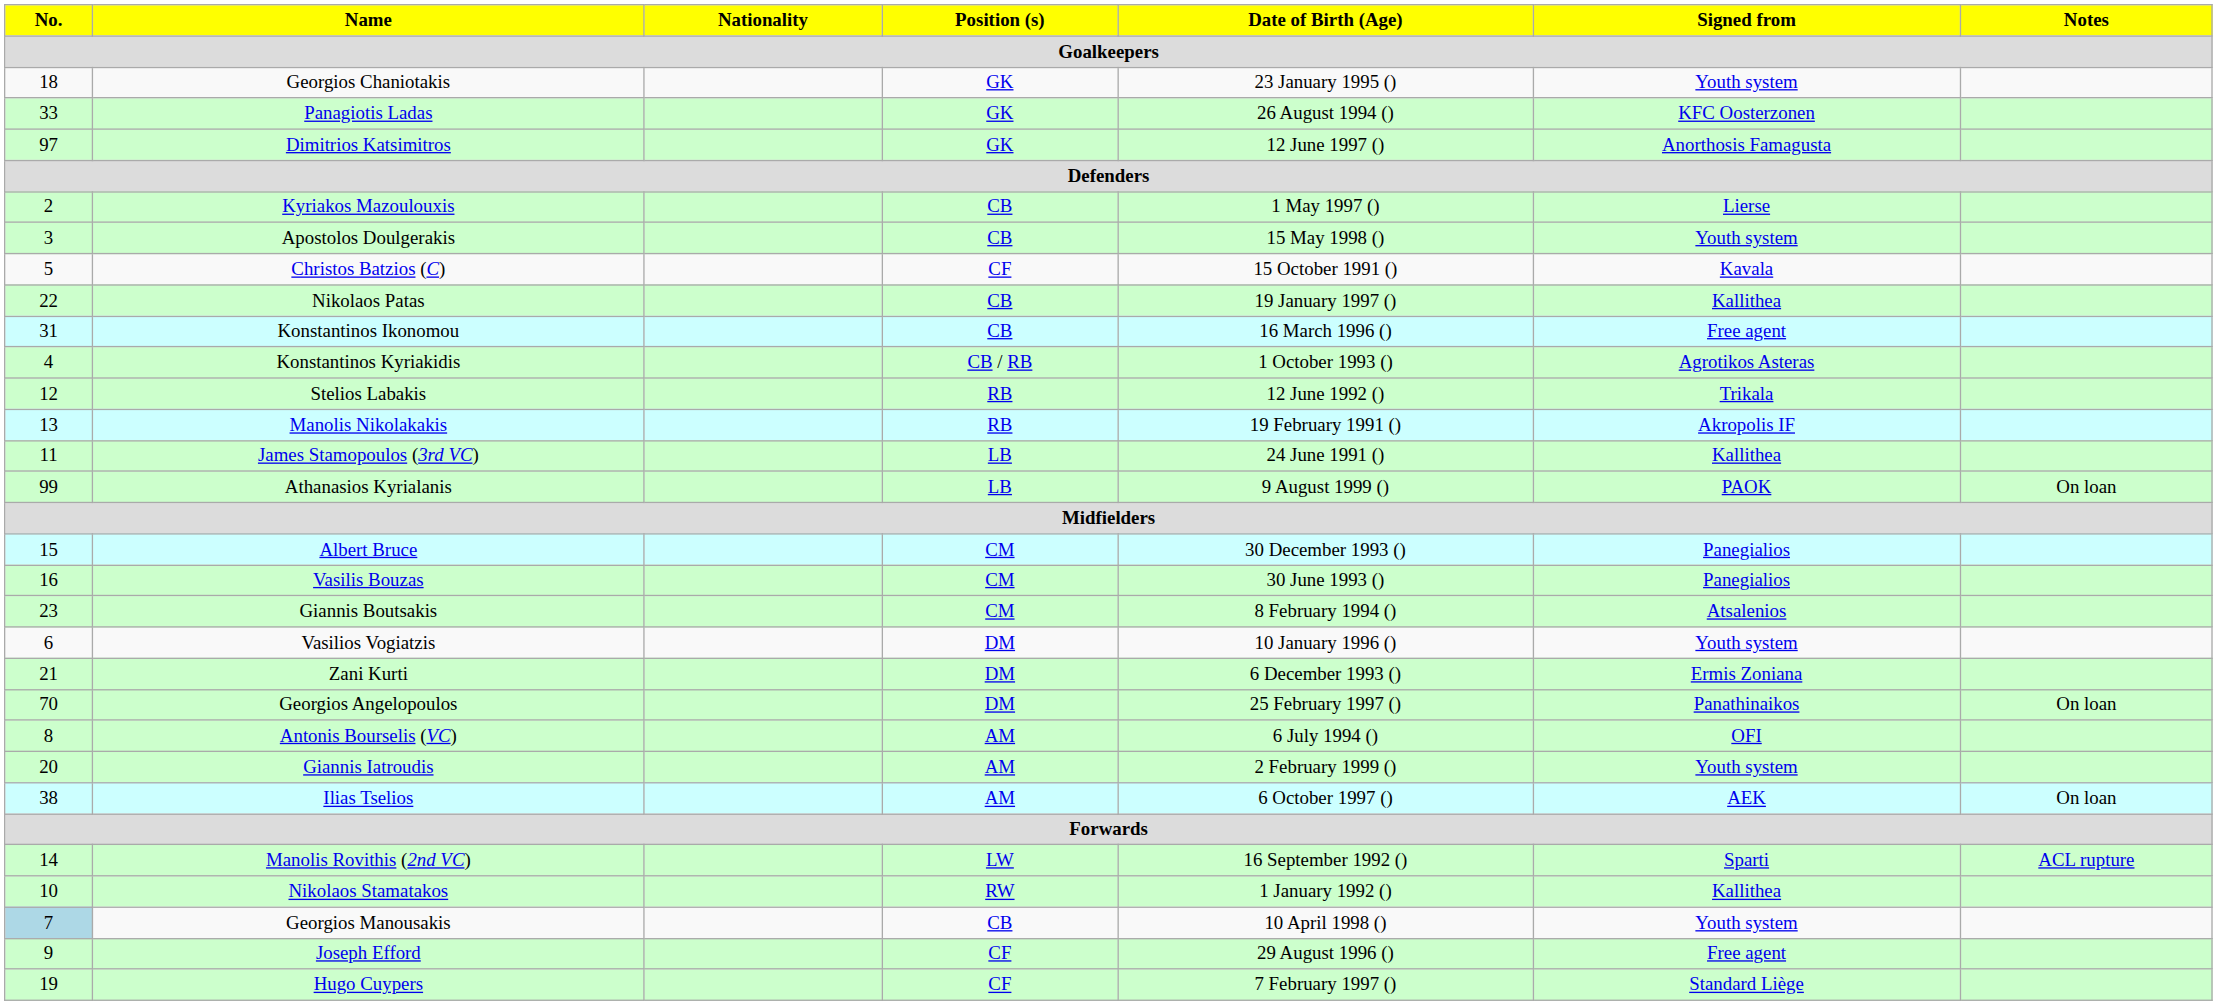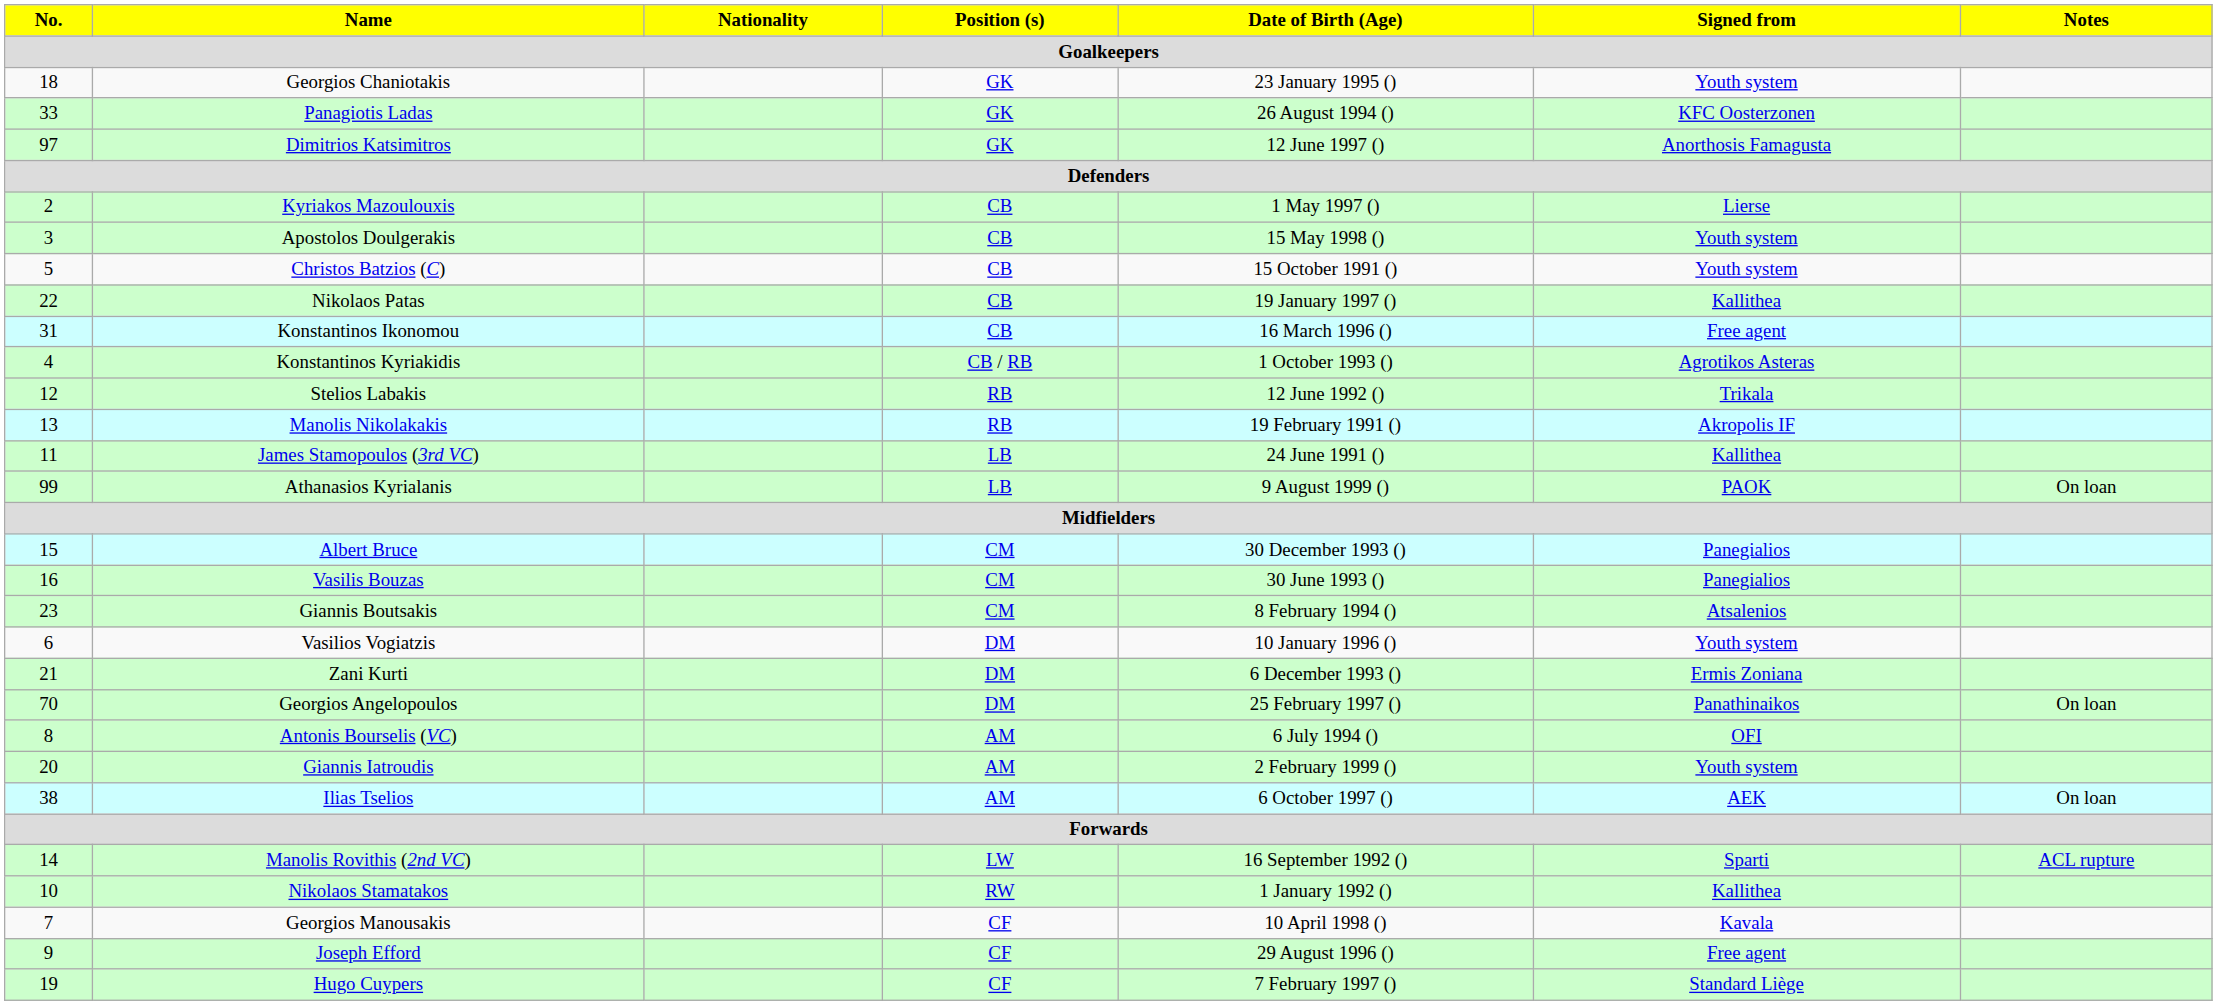(1000, 269) CF -> (1000, 269) CB
(1747, 269) Kavala -> (1747, 269) Youth system
(49, 922) lightblue background -> (49, 922) no background
(1000, 922) CB -> (1000, 922) CF
(1747, 922) Youth system -> (1747, 922) Kavala
